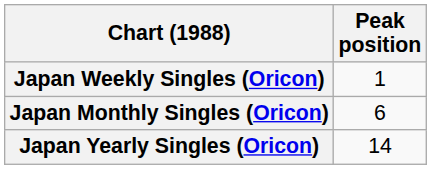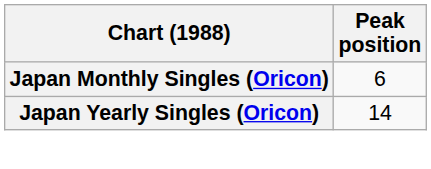- row: (169, 79)
